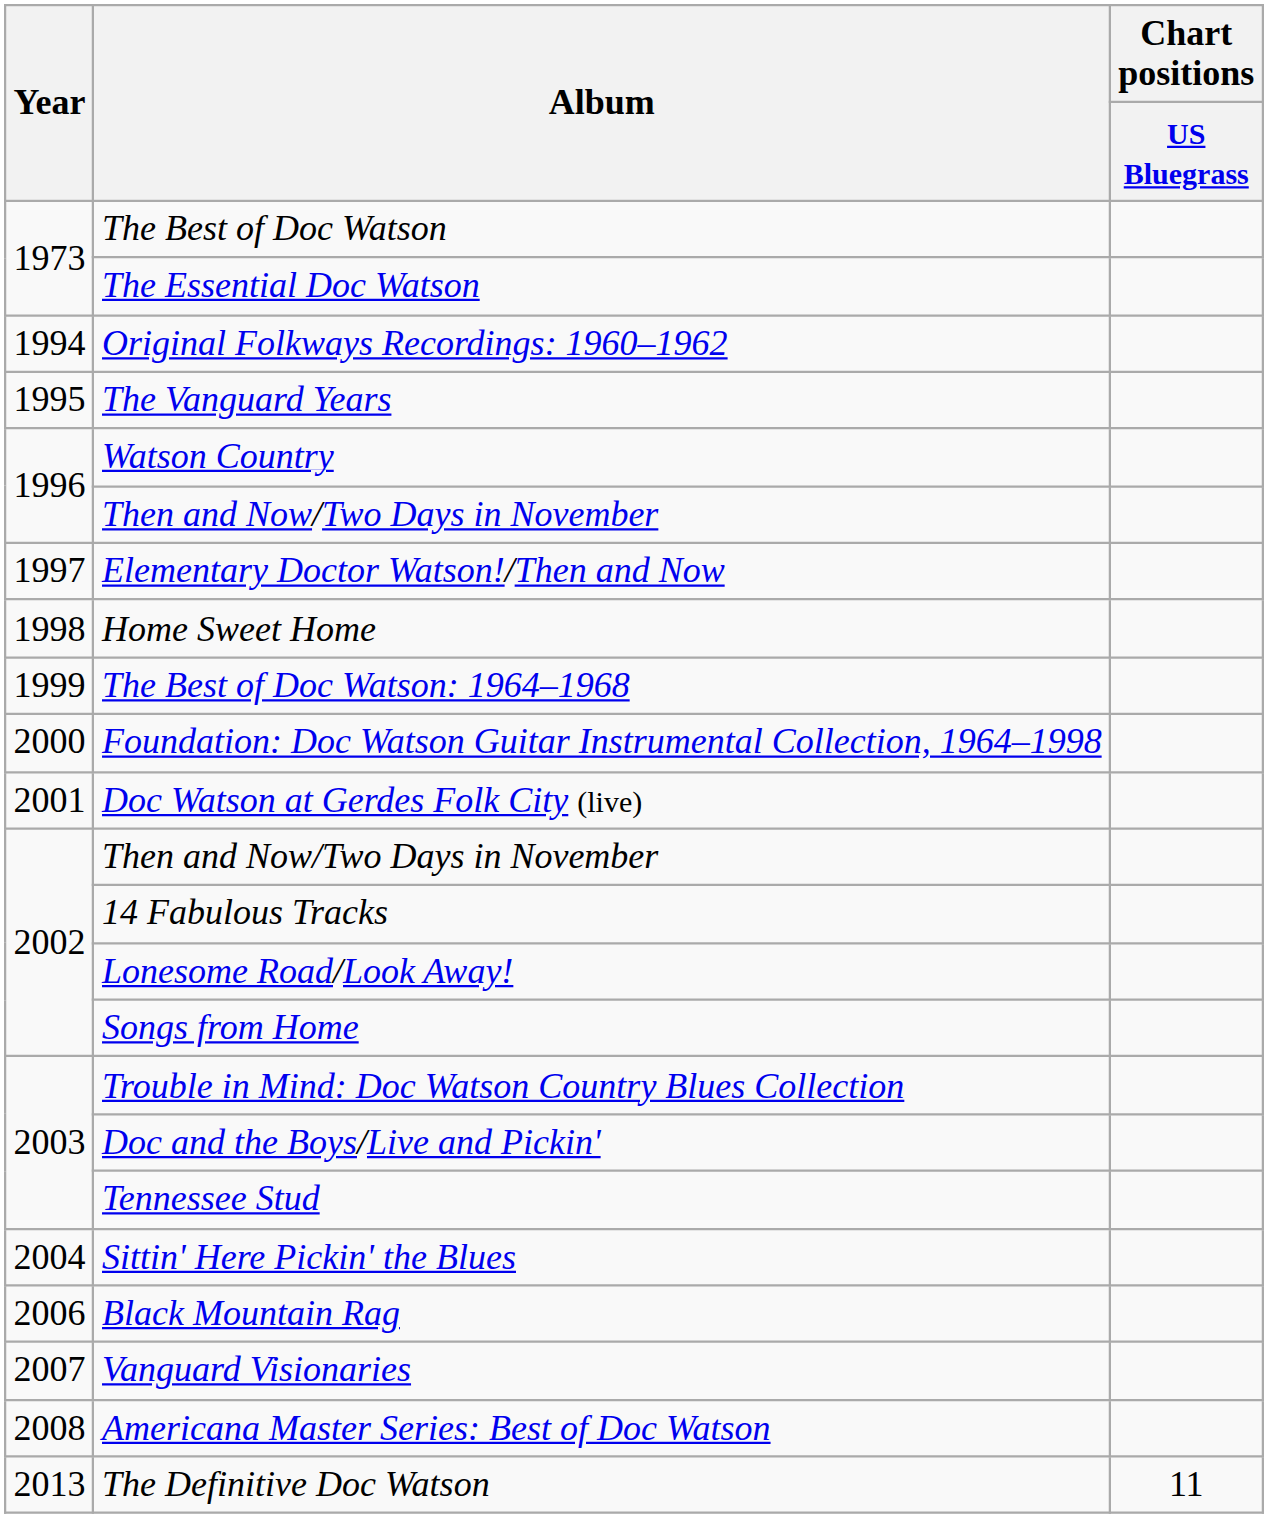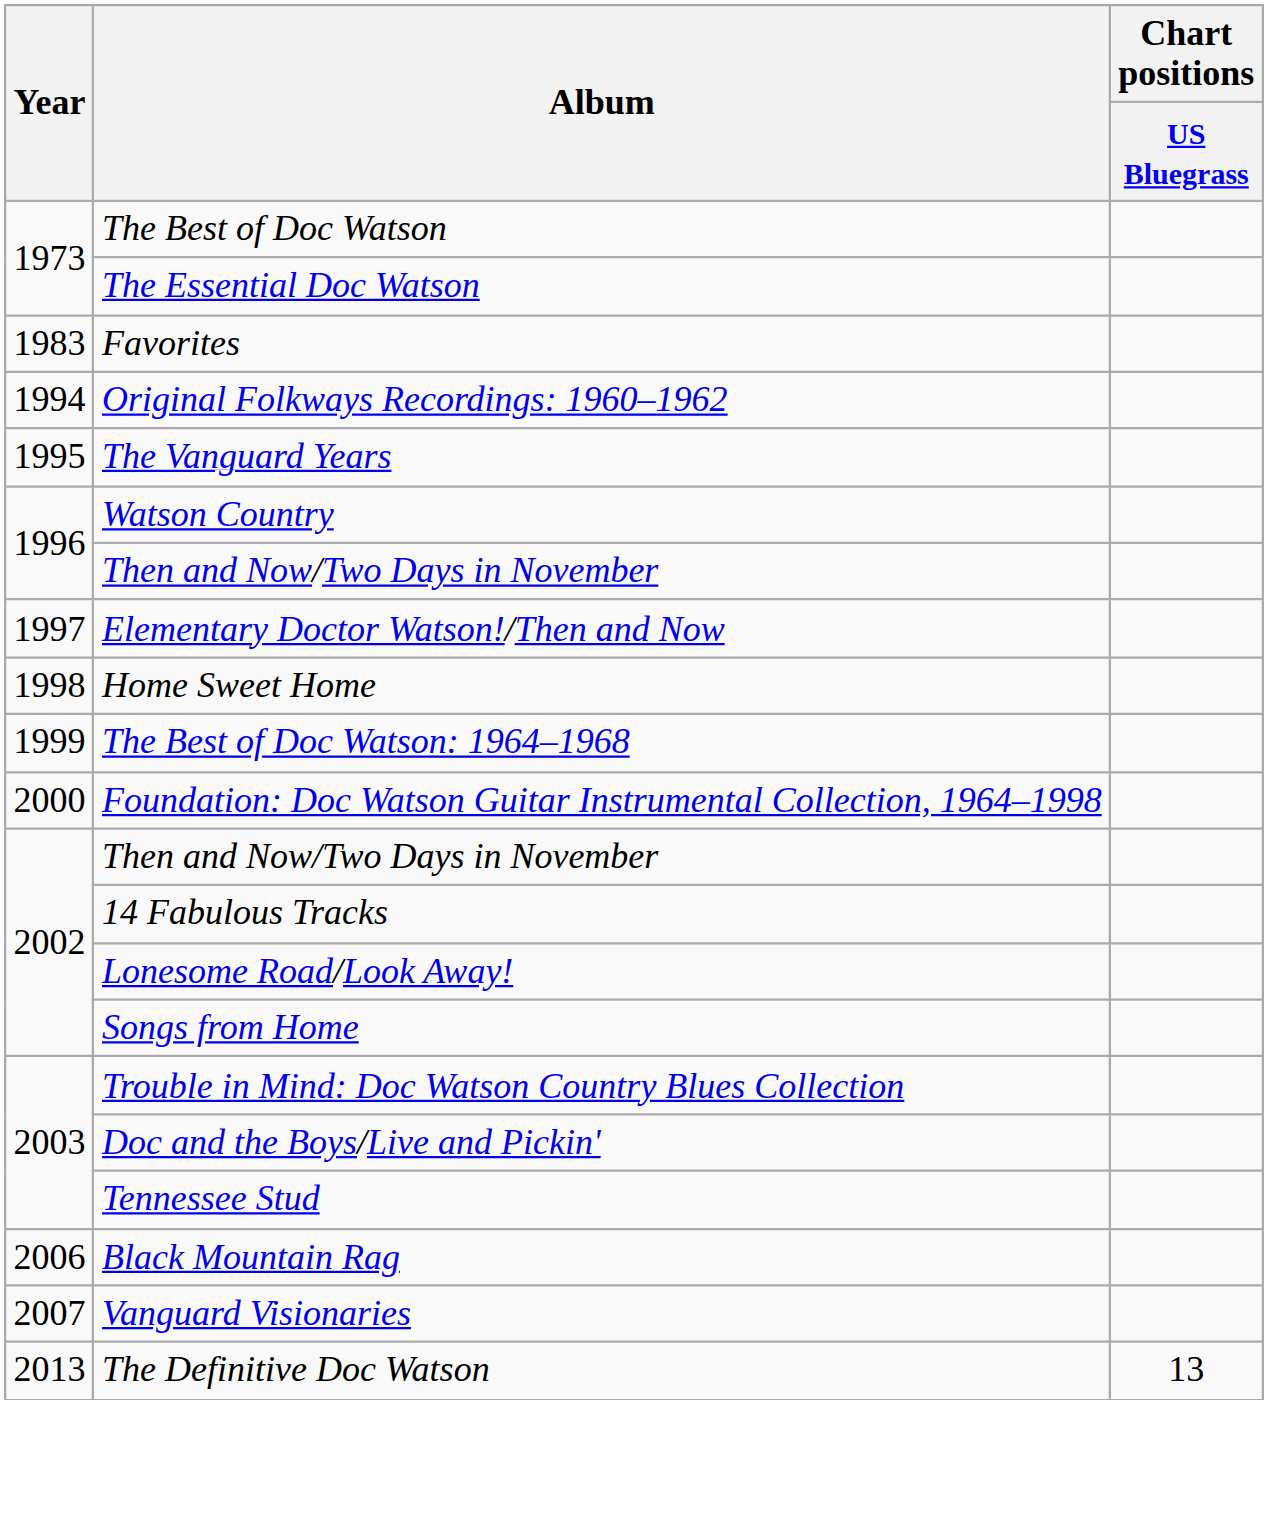+ row: (49, 342)
- row: (49, 799)
- row: (49, 1255)
- row: (49, 1427)
(1186, 1484) 11 -> (1186, 1370) 13
